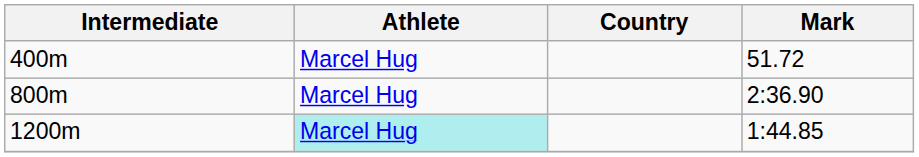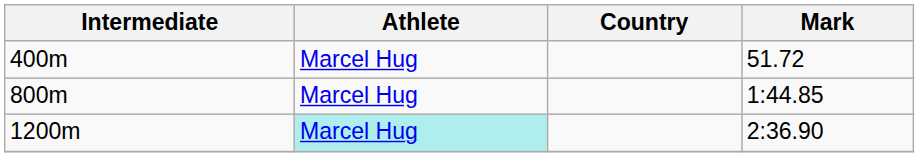(785, 95) 2:36.90 -> (785, 95) 1:44.85
(785, 132) 1:44.85 -> (785, 132) 2:36.90
